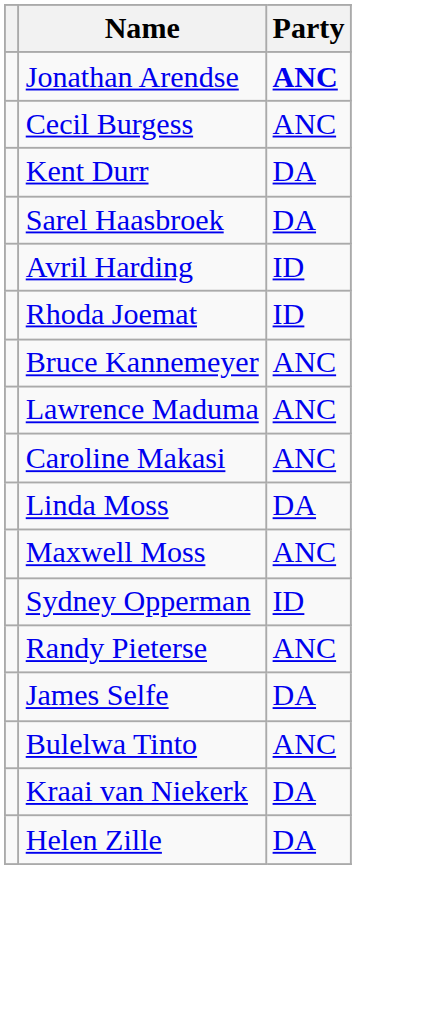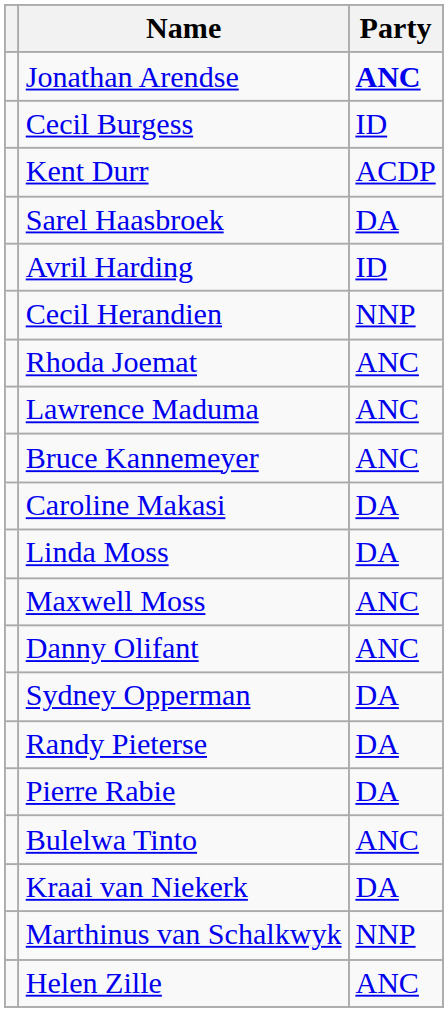(304, 123) ANC -> (371, 123) ID
(294, 171) DA -> (396, 171) ACDP
+ row: (124, 314)
(288, 314) ID -> (387, 362) ANC
rows swapped: (142, 362) <-> (142, 409)
(304, 457) ANC -> (377, 505) DA
+ row: (112, 648)
(288, 600) ID -> (377, 696) DA
(304, 648) ANC -> (377, 743) DA
+ row: (100, 791)
- row: (97, 696)
+ row: (184, 934)
(294, 839) DA -> (387, 982) ANC
